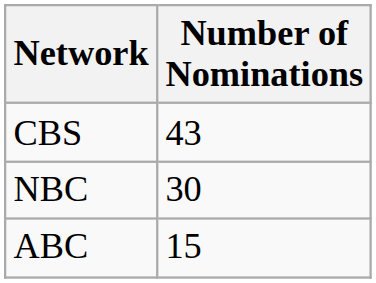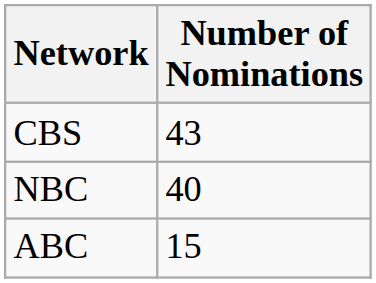(184, 189) 30 -> (184, 189) 40
